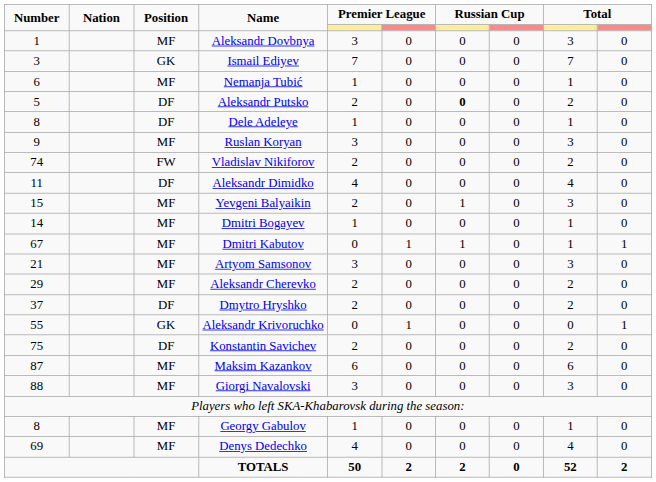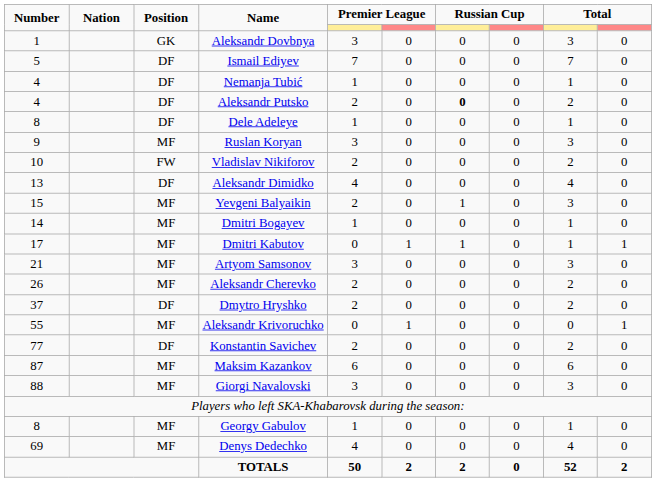(166, 40) MF -> (166, 40) GK
(37, 61) 3 -> (37, 61) 5
(166, 61) GK -> (166, 61) DF
(37, 81) 6 -> (37, 81) 4
(166, 81) MF -> (166, 81) DF
(37, 101) 5 -> (37, 101) 4
(37, 162) 74 -> (37, 162) 10
(37, 182) 11 -> (37, 182) 13
(37, 243) 67 -> (37, 243) 17
(37, 284) 29 -> (37, 284) 26
(166, 325) GK -> (166, 325) MF
(37, 345) 75 -> (37, 345) 77
